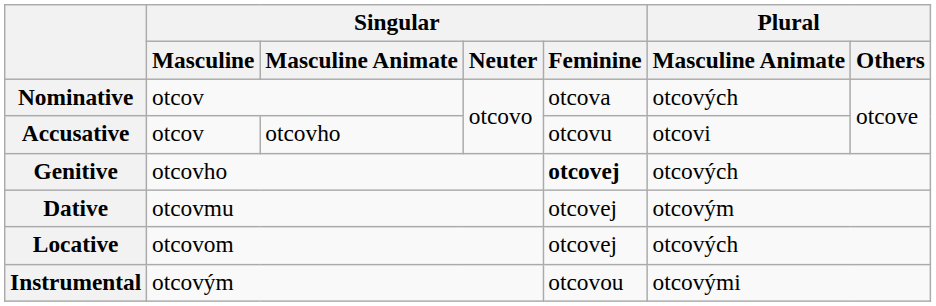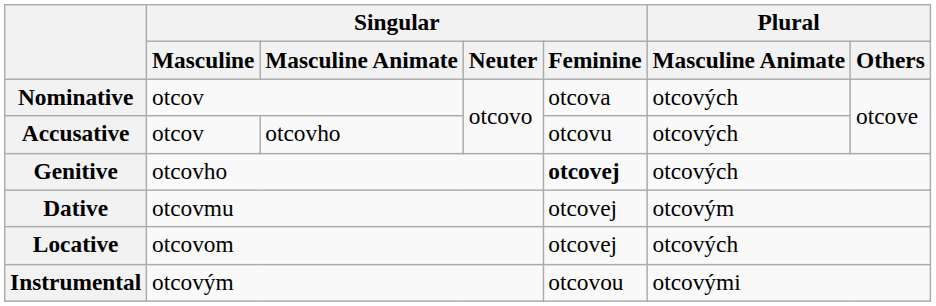(682, 134) otcovi -> (695, 134) otcových
